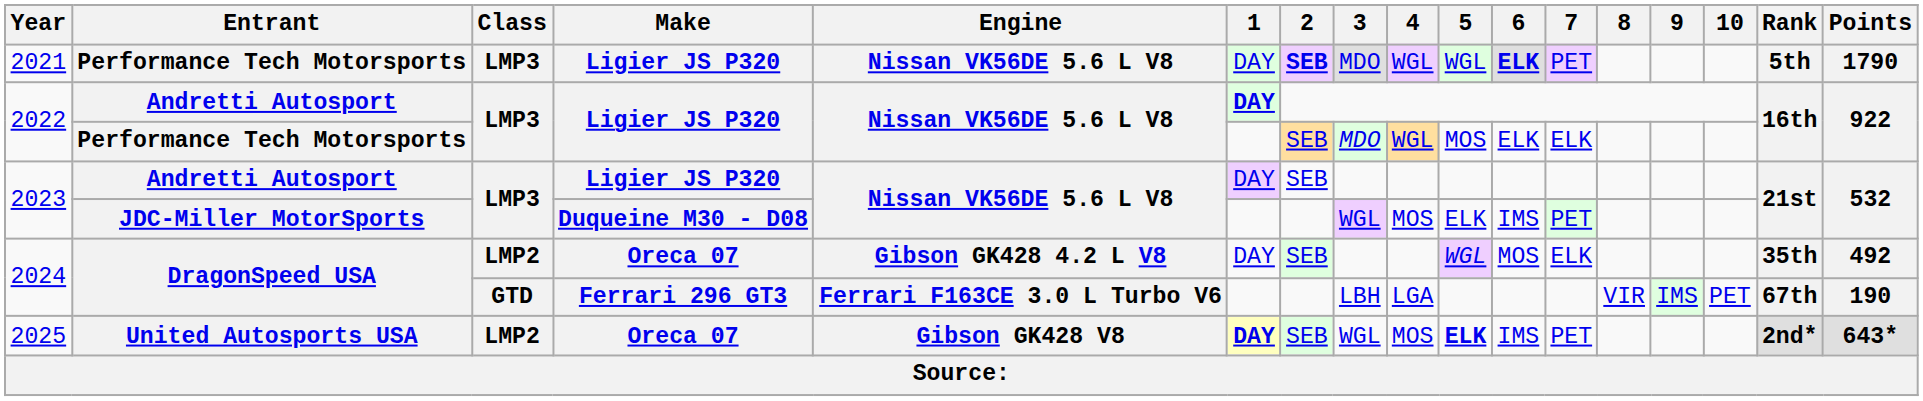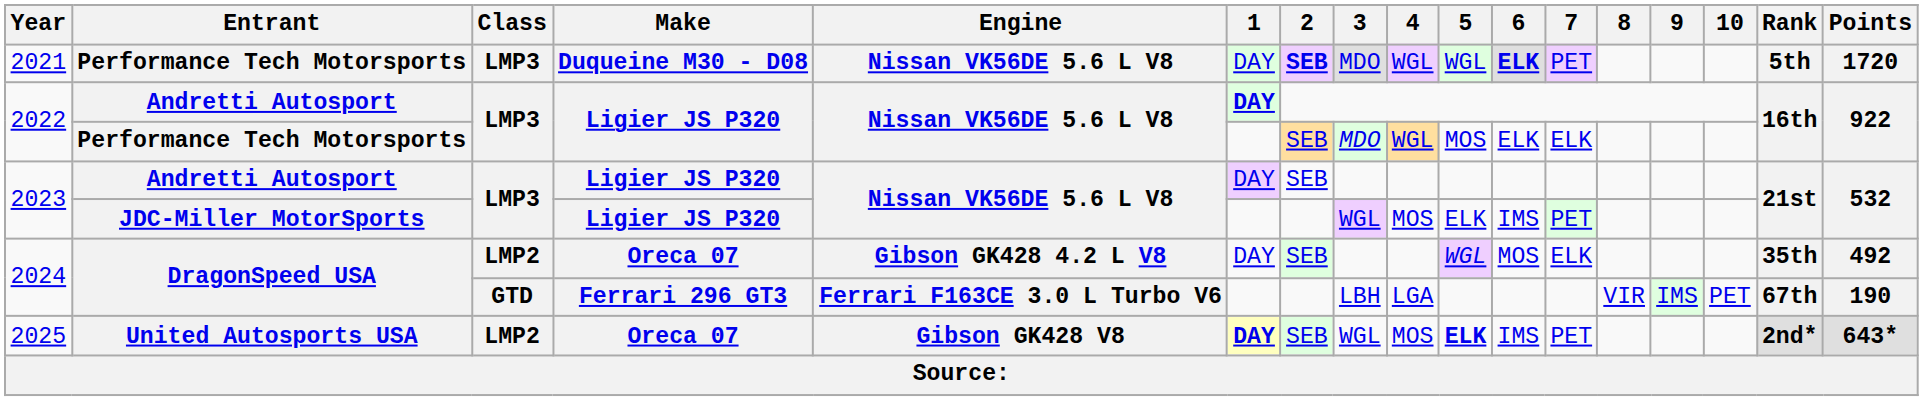(683, 63) Ligier JS P320 -> (683, 63) Duqueine M30 - D08
(1870, 63) 1790 -> (1870, 63) 1720
(683, 219) Duqueine M30 - D08 -> (683, 219) Ligier JS P320
